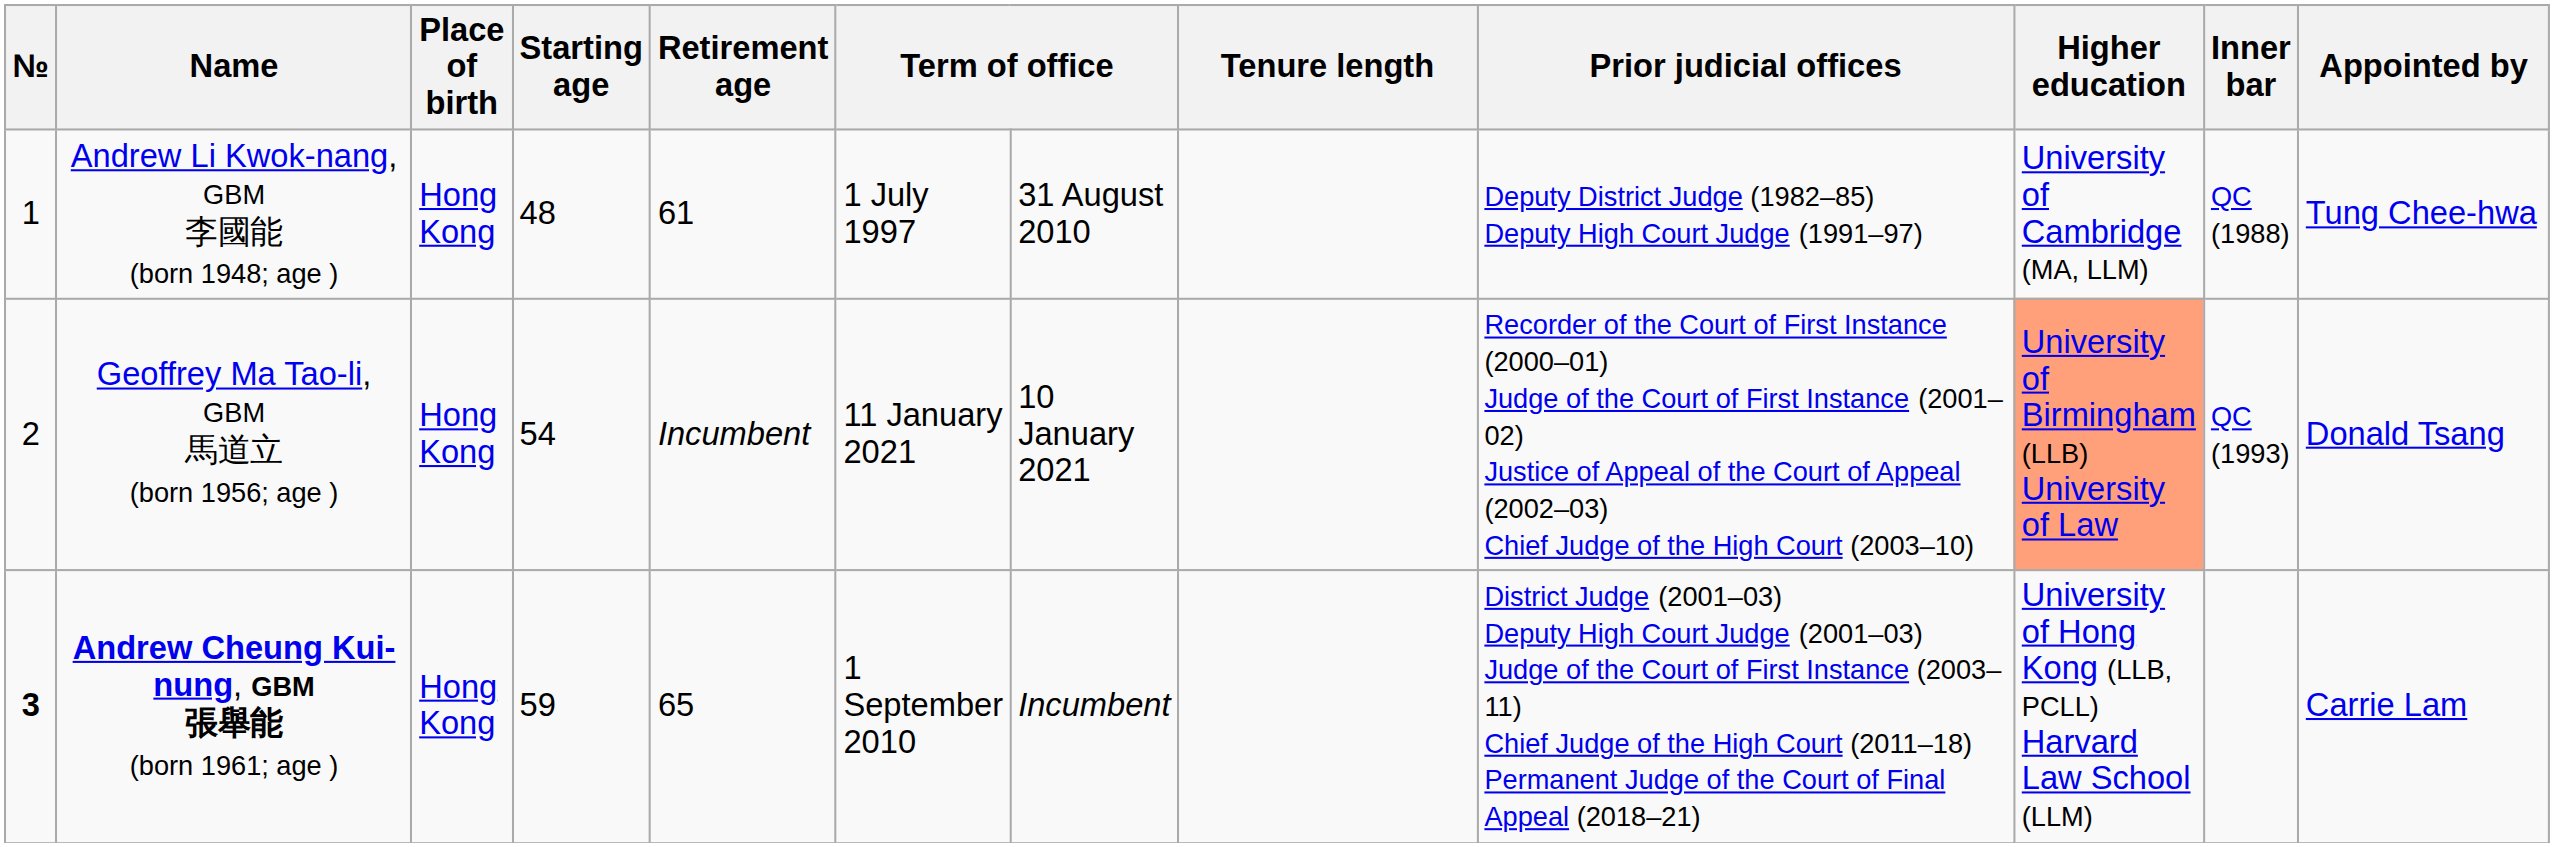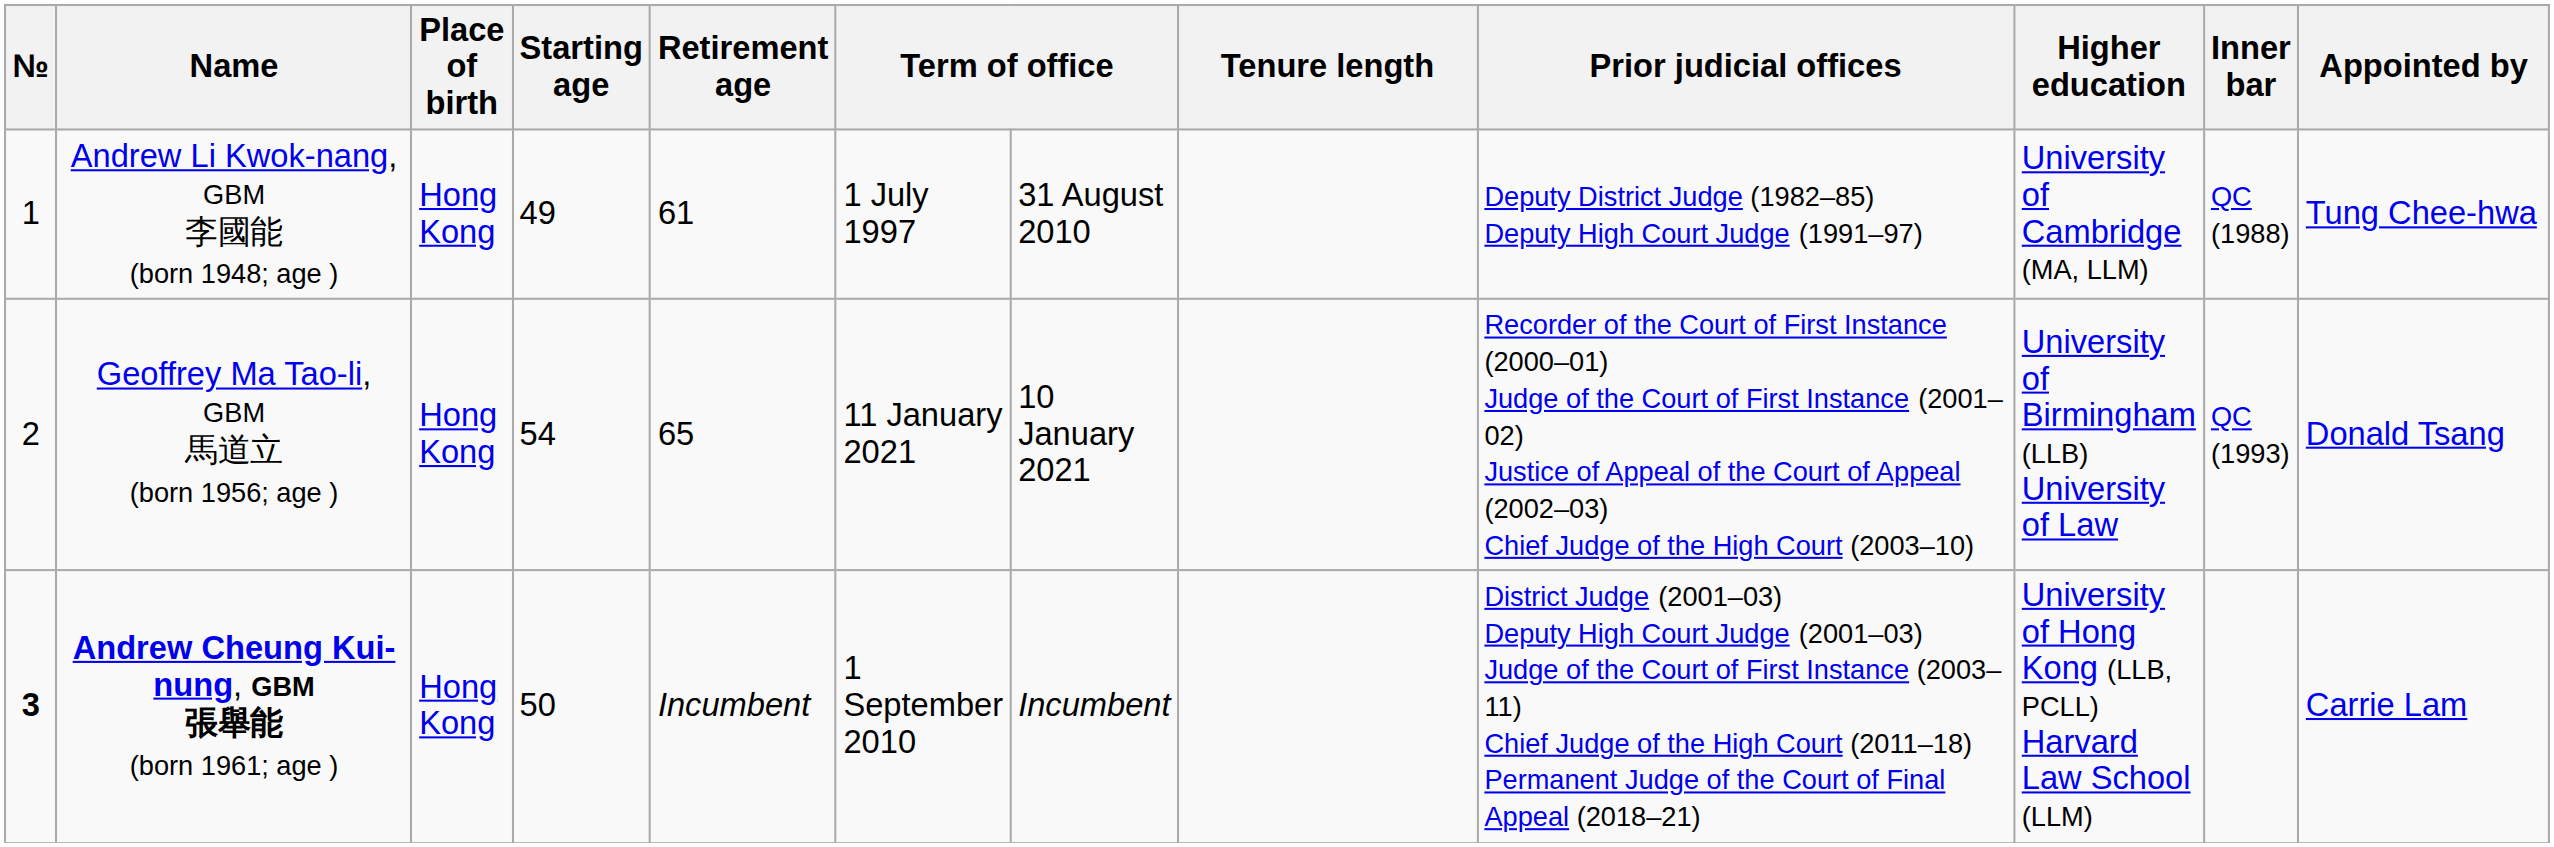(538, 213) 48 -> (538, 213) 49
(734, 433) Incumbent -> (676, 433) 65
(2109, 433) lightsalmon background -> (2109, 433) no background
(538, 705) 59 -> (538, 705) 50
(676, 705) 65 -> (734, 705) Incumbent
